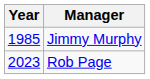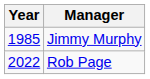(24, 62) 2023 -> (24, 62) 2022
